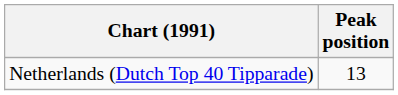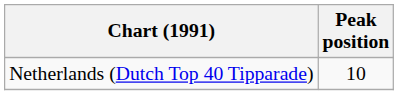(356, 73) 13 -> (356, 73) 10
